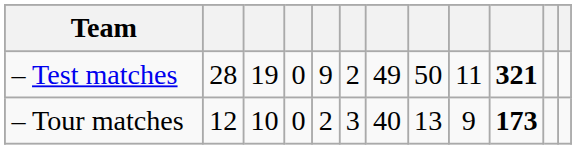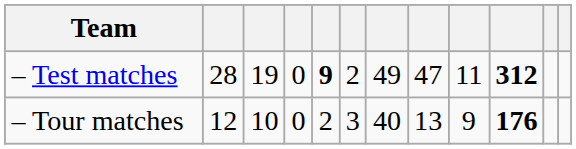(326, 74) normal -> (326, 74) bold
(428, 74) 50 -> (428, 74) 47
(516, 74) 321 -> (516, 74) 312
(516, 120) 173 -> (516, 120) 176
